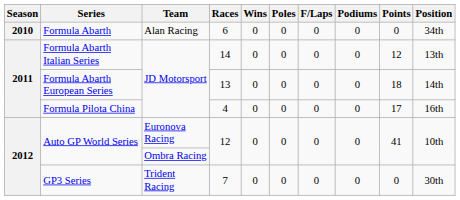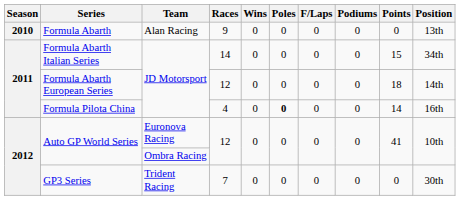(225, 31) 6 -> (225, 31) 9
(434, 31) 34th -> (434, 31) 13th
(396, 55) 12 -> (396, 55) 15
(434, 55) 13th -> (434, 55) 34th
(225, 85) 13 -> (225, 85) 12
(284, 109) normal -> (284, 109) bold
(396, 109) 17 -> (396, 109) 14
